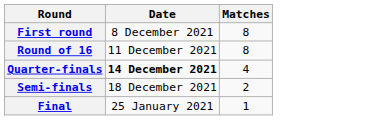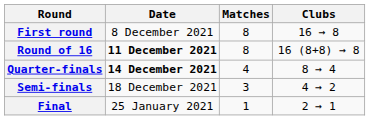+ column: (319, 14)
(162, 51) normal -> (162, 51) bold
(246, 87) 2 -> (246, 87) 3
